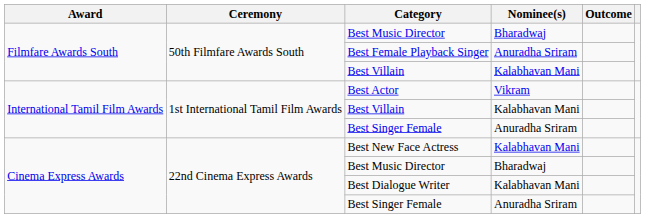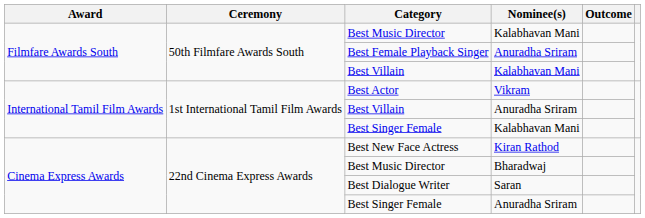(520, 33) Bharadwaj -> (537, 33) Kalabhavan Mani
(537, 109) Kalabhavan Mani -> (536, 109) Anuradha Sriram
(536, 128) Anuradha Sriram -> (537, 128) Kalabhavan Mani
(537, 147) Kalabhavan Mani -> (527, 147) Kiran Rathod
(537, 185) Kalabhavan Mani -> (508, 185) Saran
